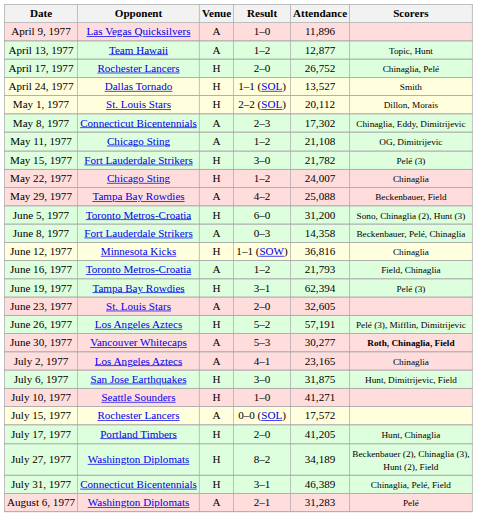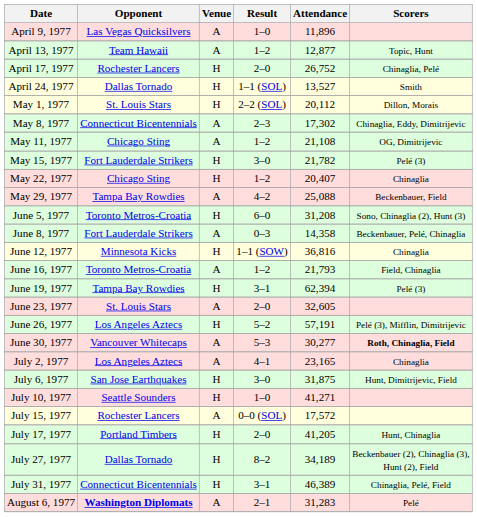(320, 178) 24,007 -> (320, 178) 20,407
(320, 215) 31,200 -> (320, 215) 31,208
(139, 459) Washington Diplomats -> (139, 459) Dallas Tornado
(139, 502) normal -> (139, 502) bold
